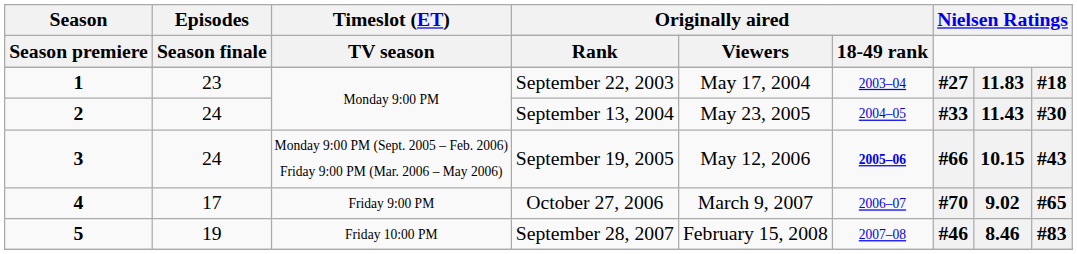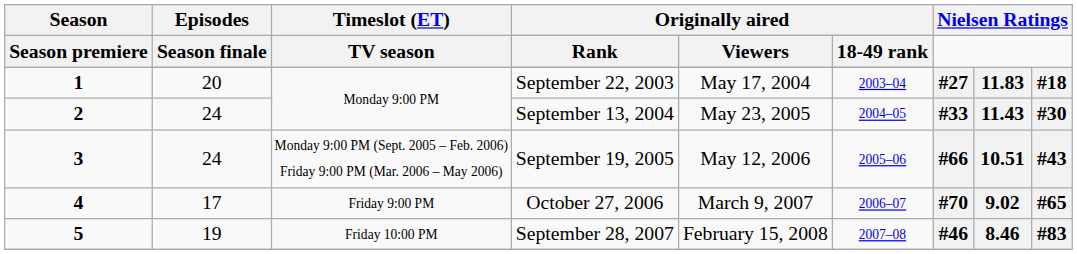(212, 82) 23 -> (212, 82) 20
(882, 158) bold -> (882, 158) normal
(1002, 158) 10.15 -> (1002, 158) 10.51
